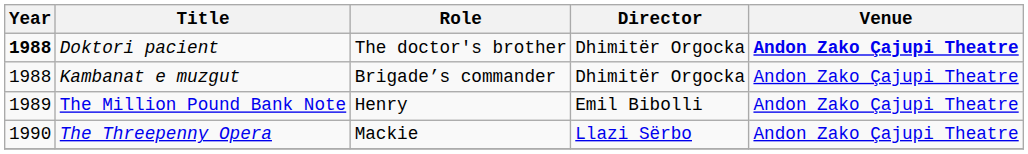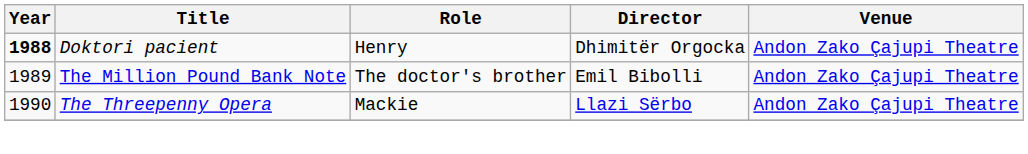(461, 48) The doctor's brother -> (381, 48) Henry
(886, 48) bold -> (886, 48) normal
- row: (150, 77)
(381, 106) Henry -> (461, 77) The doctor's brother
